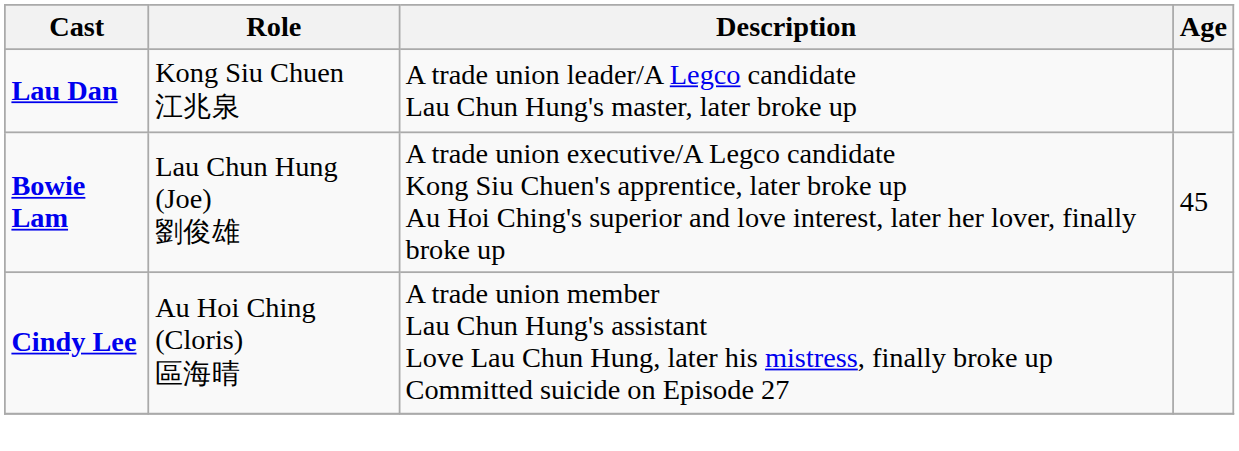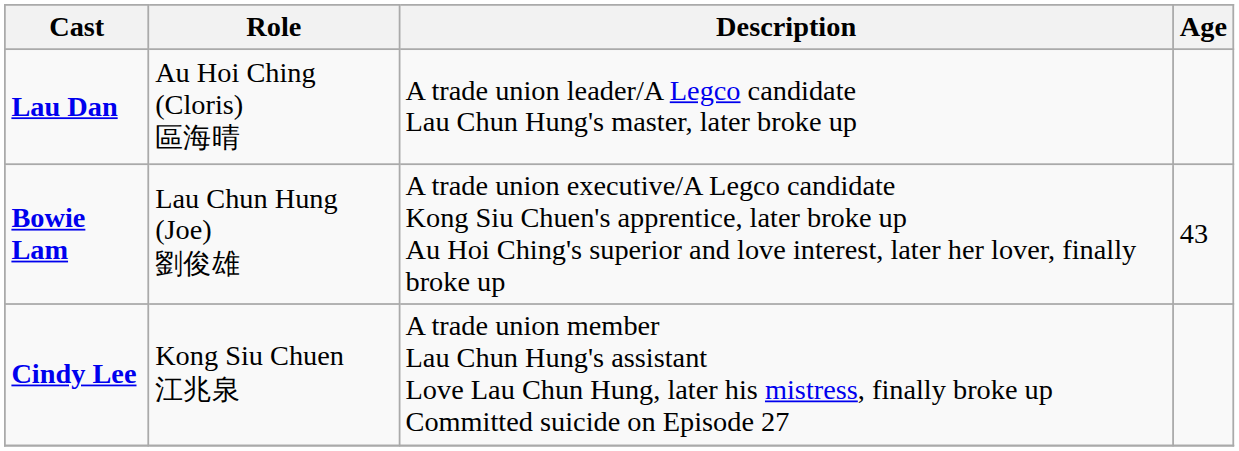(250, 88) Kong Siu Chuen 江兆泉 -> (235, 104) Au Hoi Ching (Cloris) 區海晴
(1194, 201) 45 -> (1194, 233) 43
(235, 340) Au Hoi Ching (Cloris) 區海晴 -> (250, 372) Kong Siu Chuen 江兆泉
